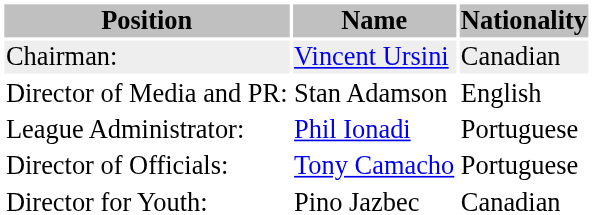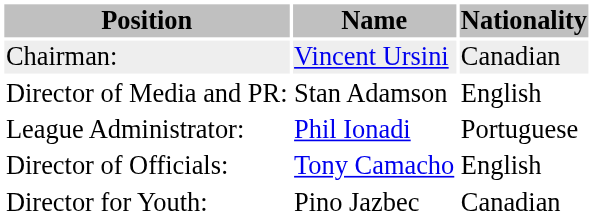(520, 165) Portuguese -> (501, 165) English
